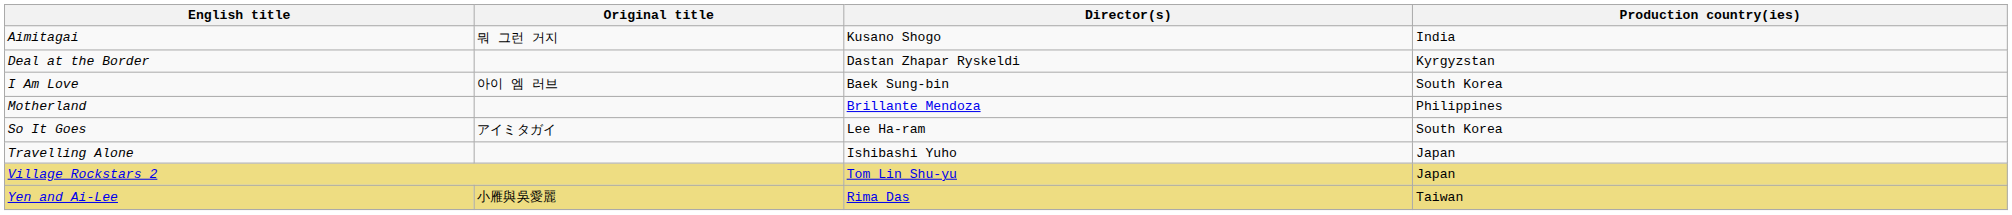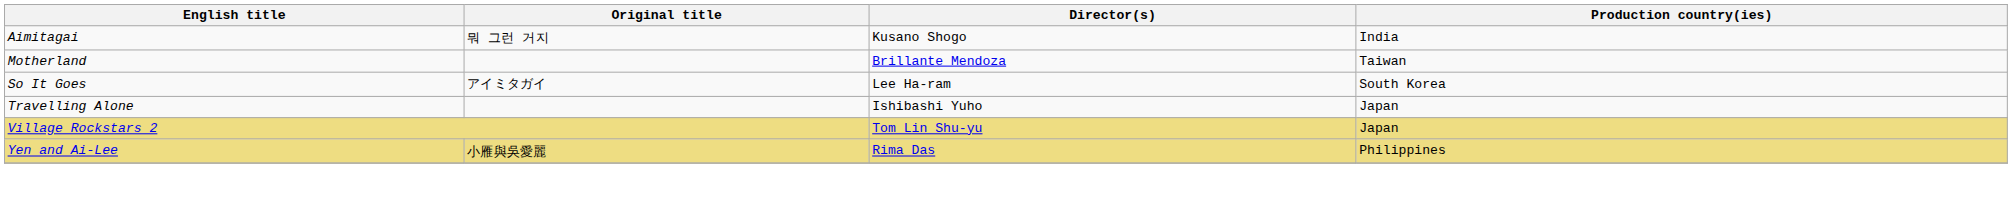- row: (79, 61)
- row: (43, 84)
(1459, 107) Philippines -> (1383, 61) Taiwan
(1440, 197) Taiwan -> (1403, 151) Philippines
